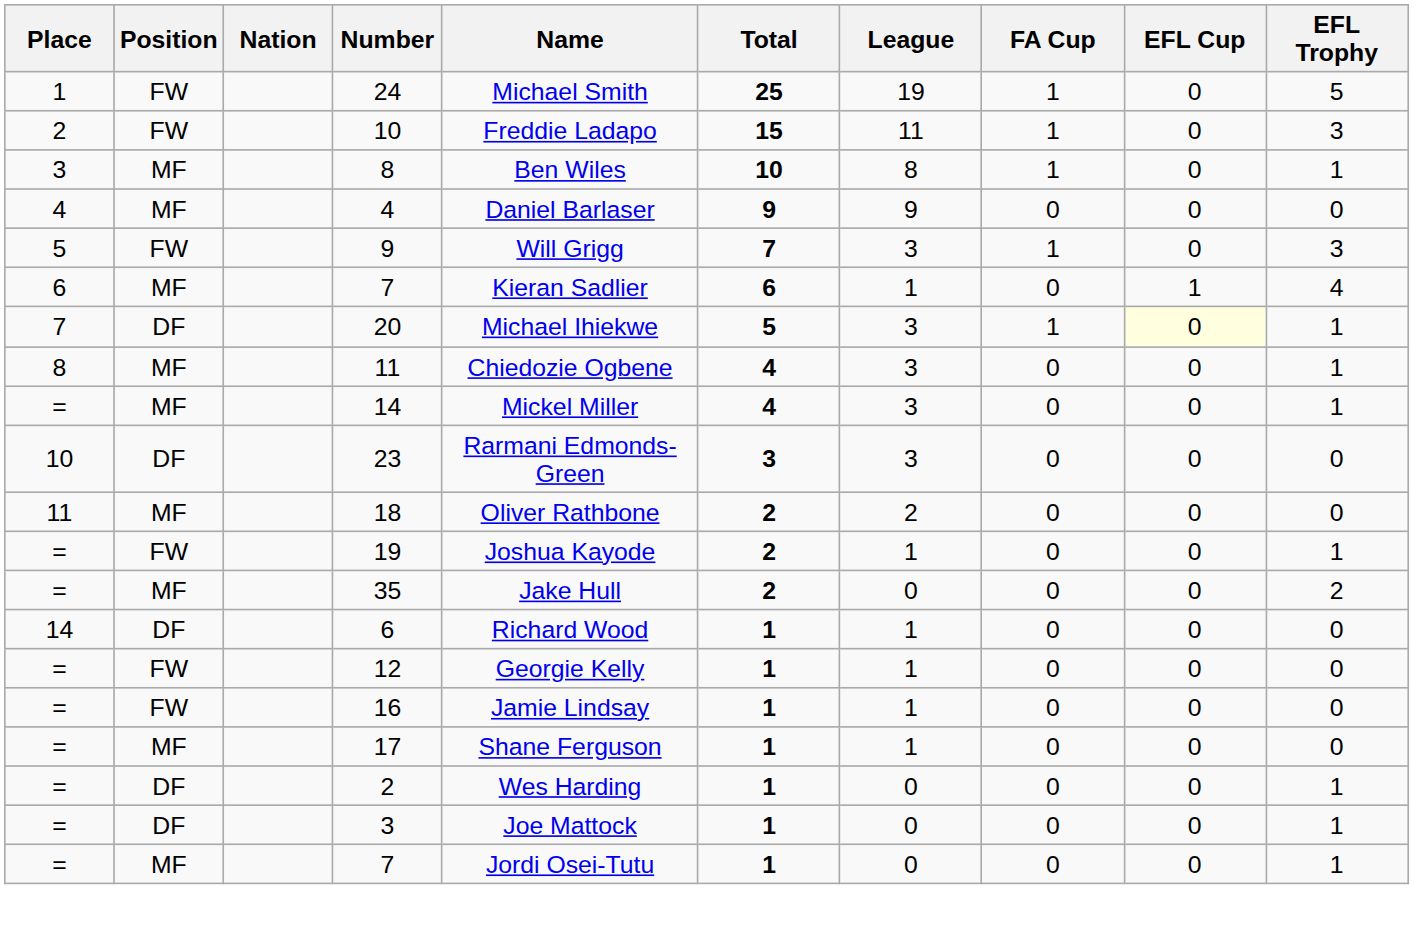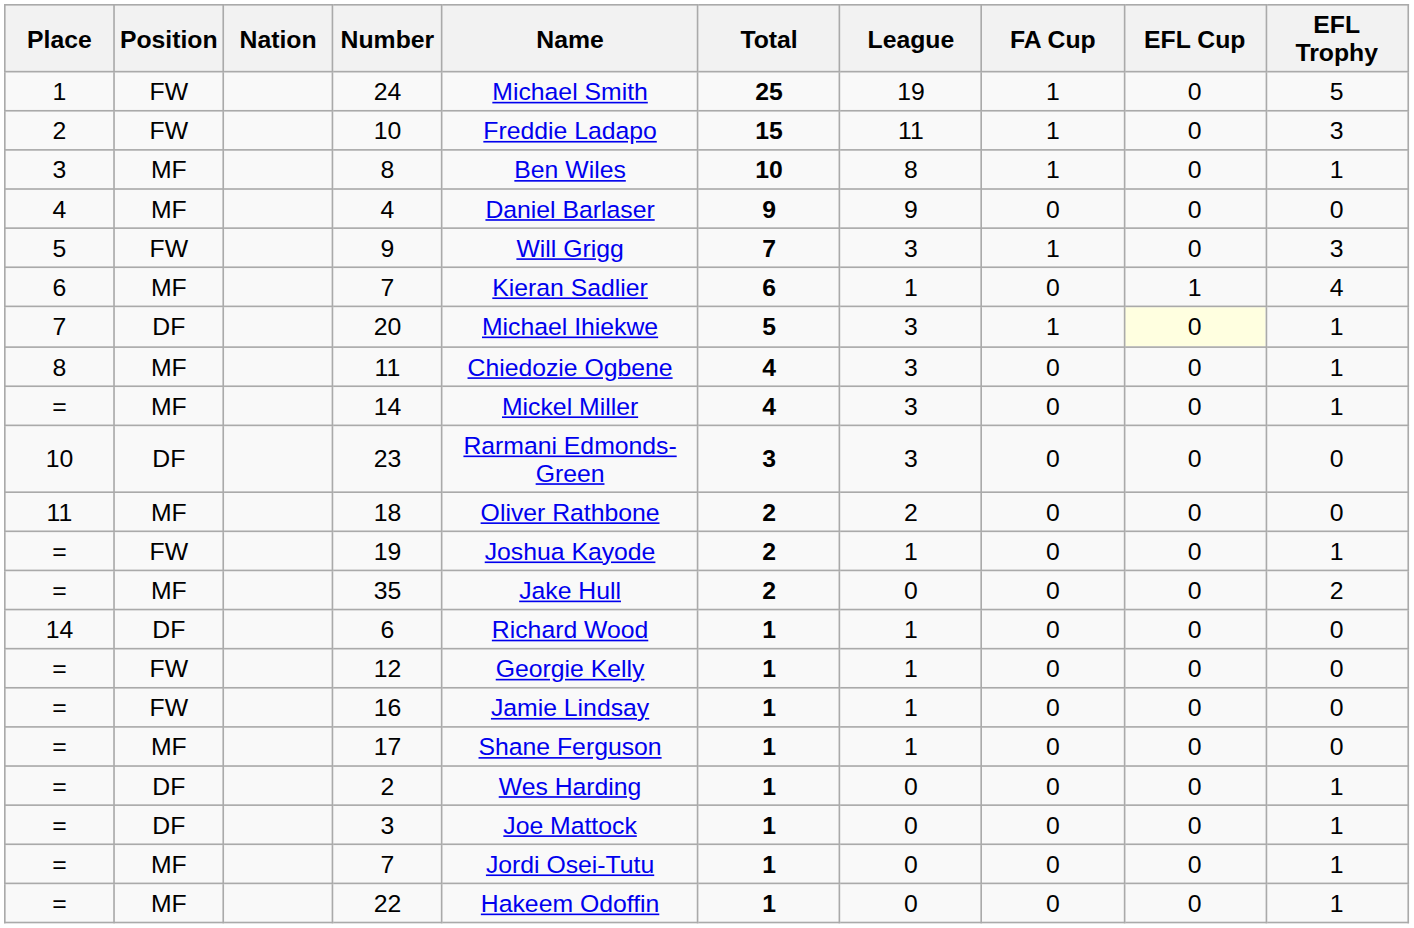+ row: (59, 904)
